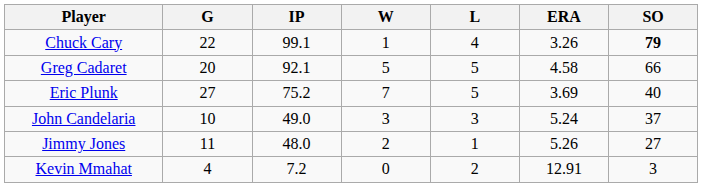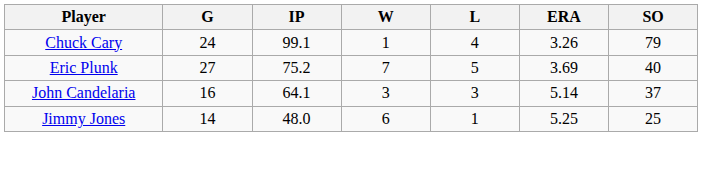(207, 42) 22 -> (207, 42) 24
(653, 42) bold -> (653, 42) normal
- row: (84, 67)
(207, 118) 10 -> (207, 93) 16
(297, 118) 49.0 -> (297, 93) 64.1
(564, 118) 5.24 -> (564, 93) 5.14
(207, 144) 11 -> (207, 118) 14
(386, 144) 2 -> (386, 118) 6
(564, 144) 5.26 -> (564, 118) 5.25
(653, 144) 27 -> (653, 118) 25
- row: (84, 169)
